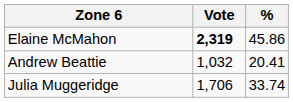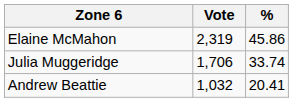(215, 39) bold -> (215, 39) normal
rows swapped: (63, 85) <-> (57, 62)
